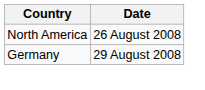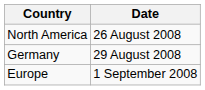+ row: (28, 74)
